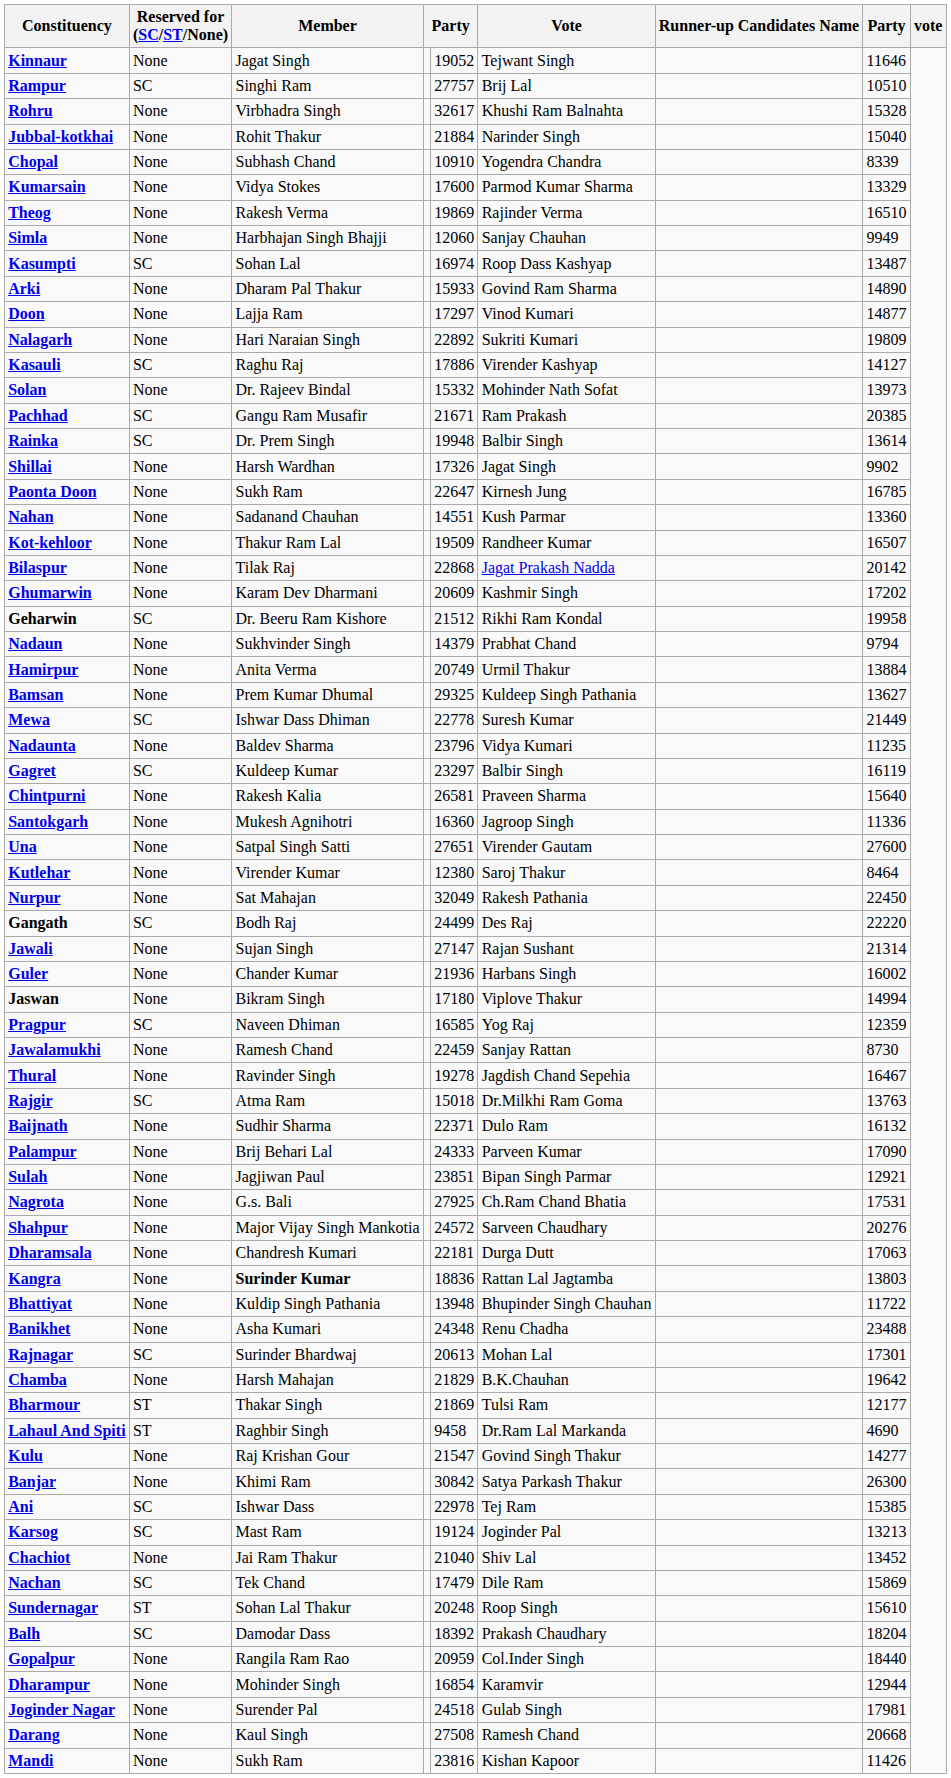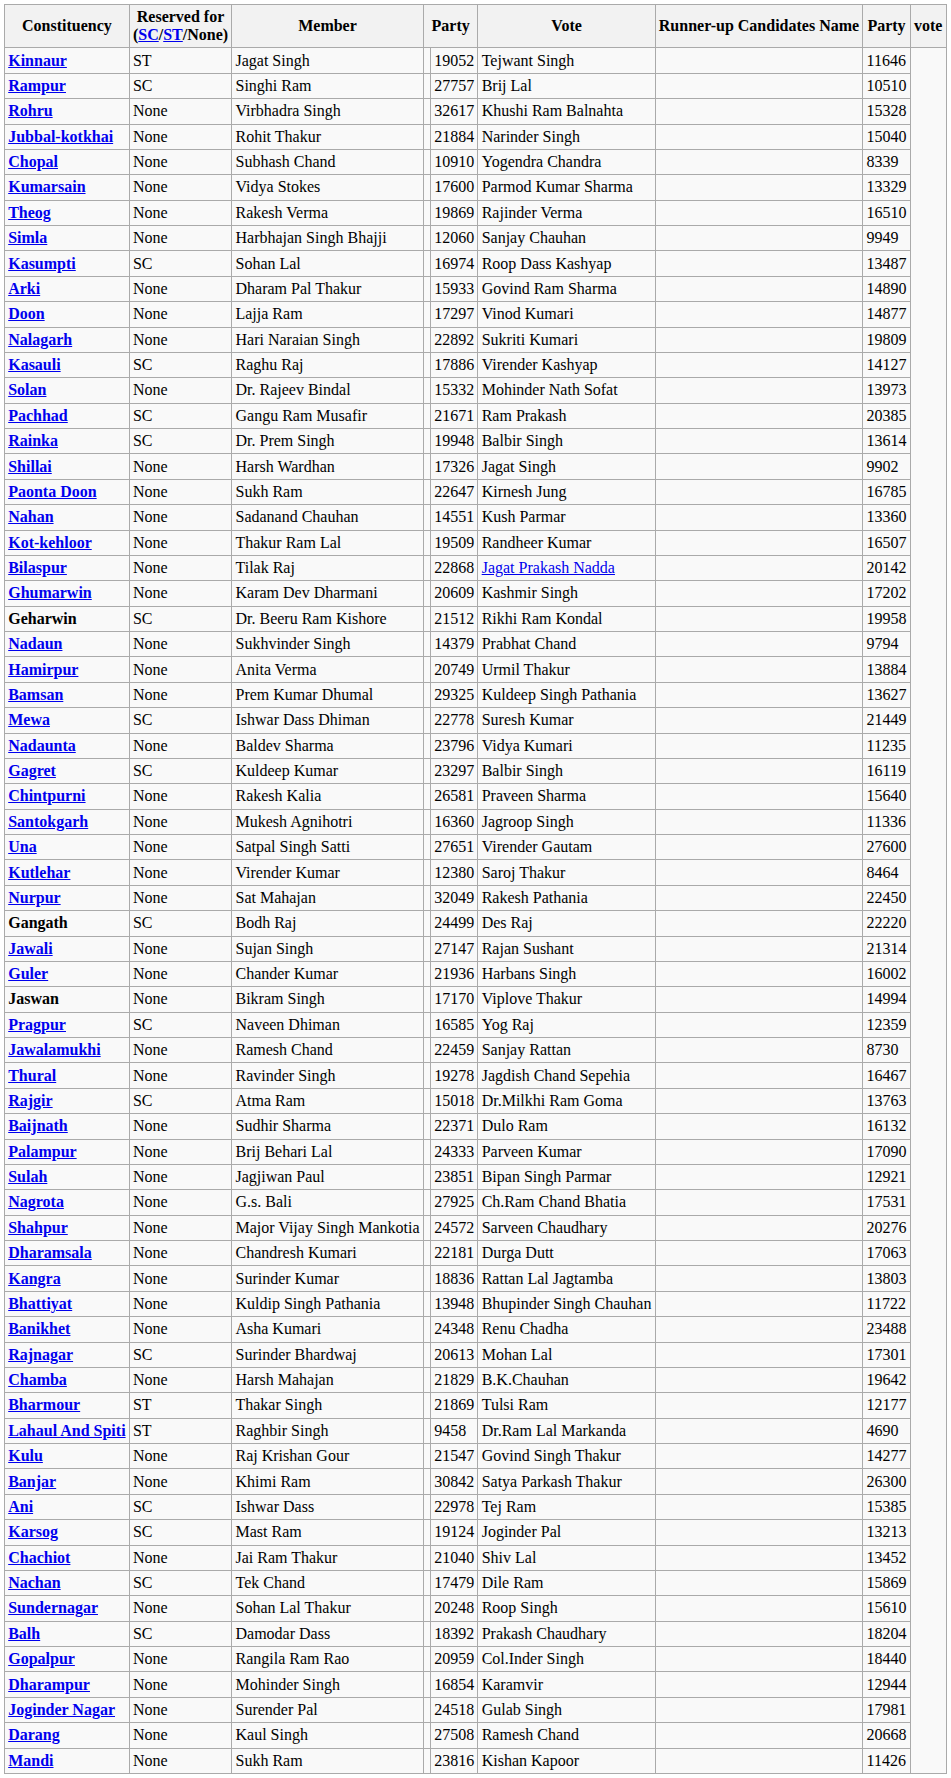(150, 60) None -> (142, 60) ST
(454, 999) 17180 -> (454, 999) 17170
(293, 1278) bold -> (287, 1278) normal
(142, 1608) ST -> (150, 1608) None
